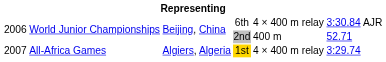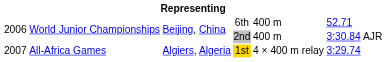(288, 22) 4 × 400 m relay -> (267, 22) 400 m
(354, 22) 3:30.84 AJR -> (339, 22) 52.71
(339, 37) 52.71 -> (354, 37) 3:30.84 AJR
